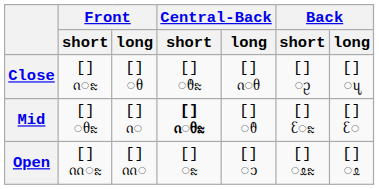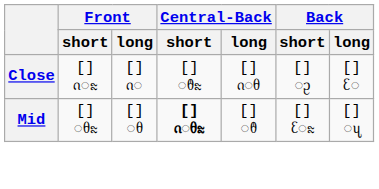(134, 77) [] ◌ᦲ -> (134, 77) [] ᦵ◌
(352, 77) [] ◌ᦴ -> (352, 77) [] ᦷ◌
(134, 120) [] ᦵ◌ -> (134, 120) [] ◌ᦲ
(352, 120) [] ᦷ◌ -> (352, 120) [] ◌ᦴ
- row: (31, 163)
